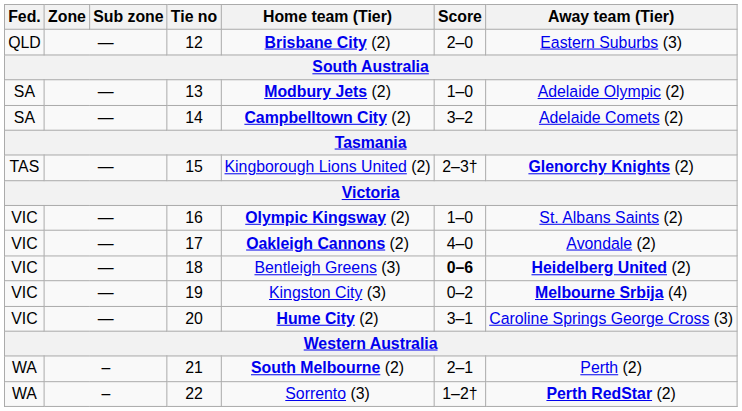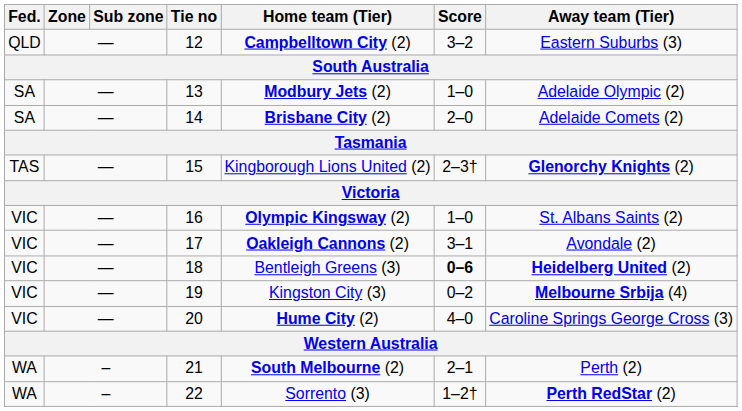(328, 42) Brisbane City (2) -> (328, 42) Campbelltown City (2)
(460, 42) 2–0 -> (460, 42) 3–2
(328, 117) Campbelltown City (2) -> (328, 117) Brisbane City (2)
(460, 117) 3–2 -> (460, 117) 2–0
(460, 243) 4–0 -> (460, 243) 3–1
(460, 318) 3–1 -> (460, 318) 4–0
